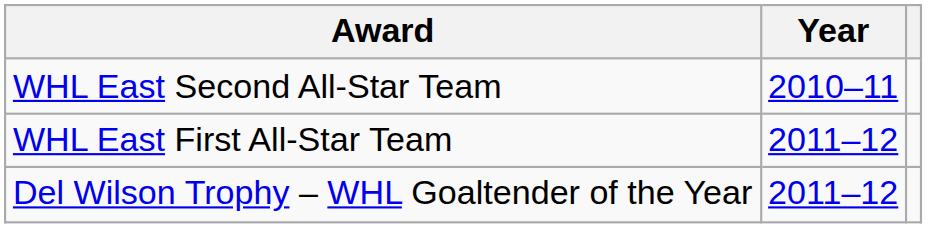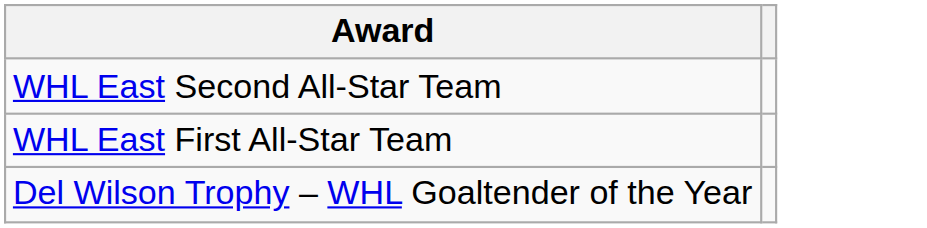- column: (833, 31)
